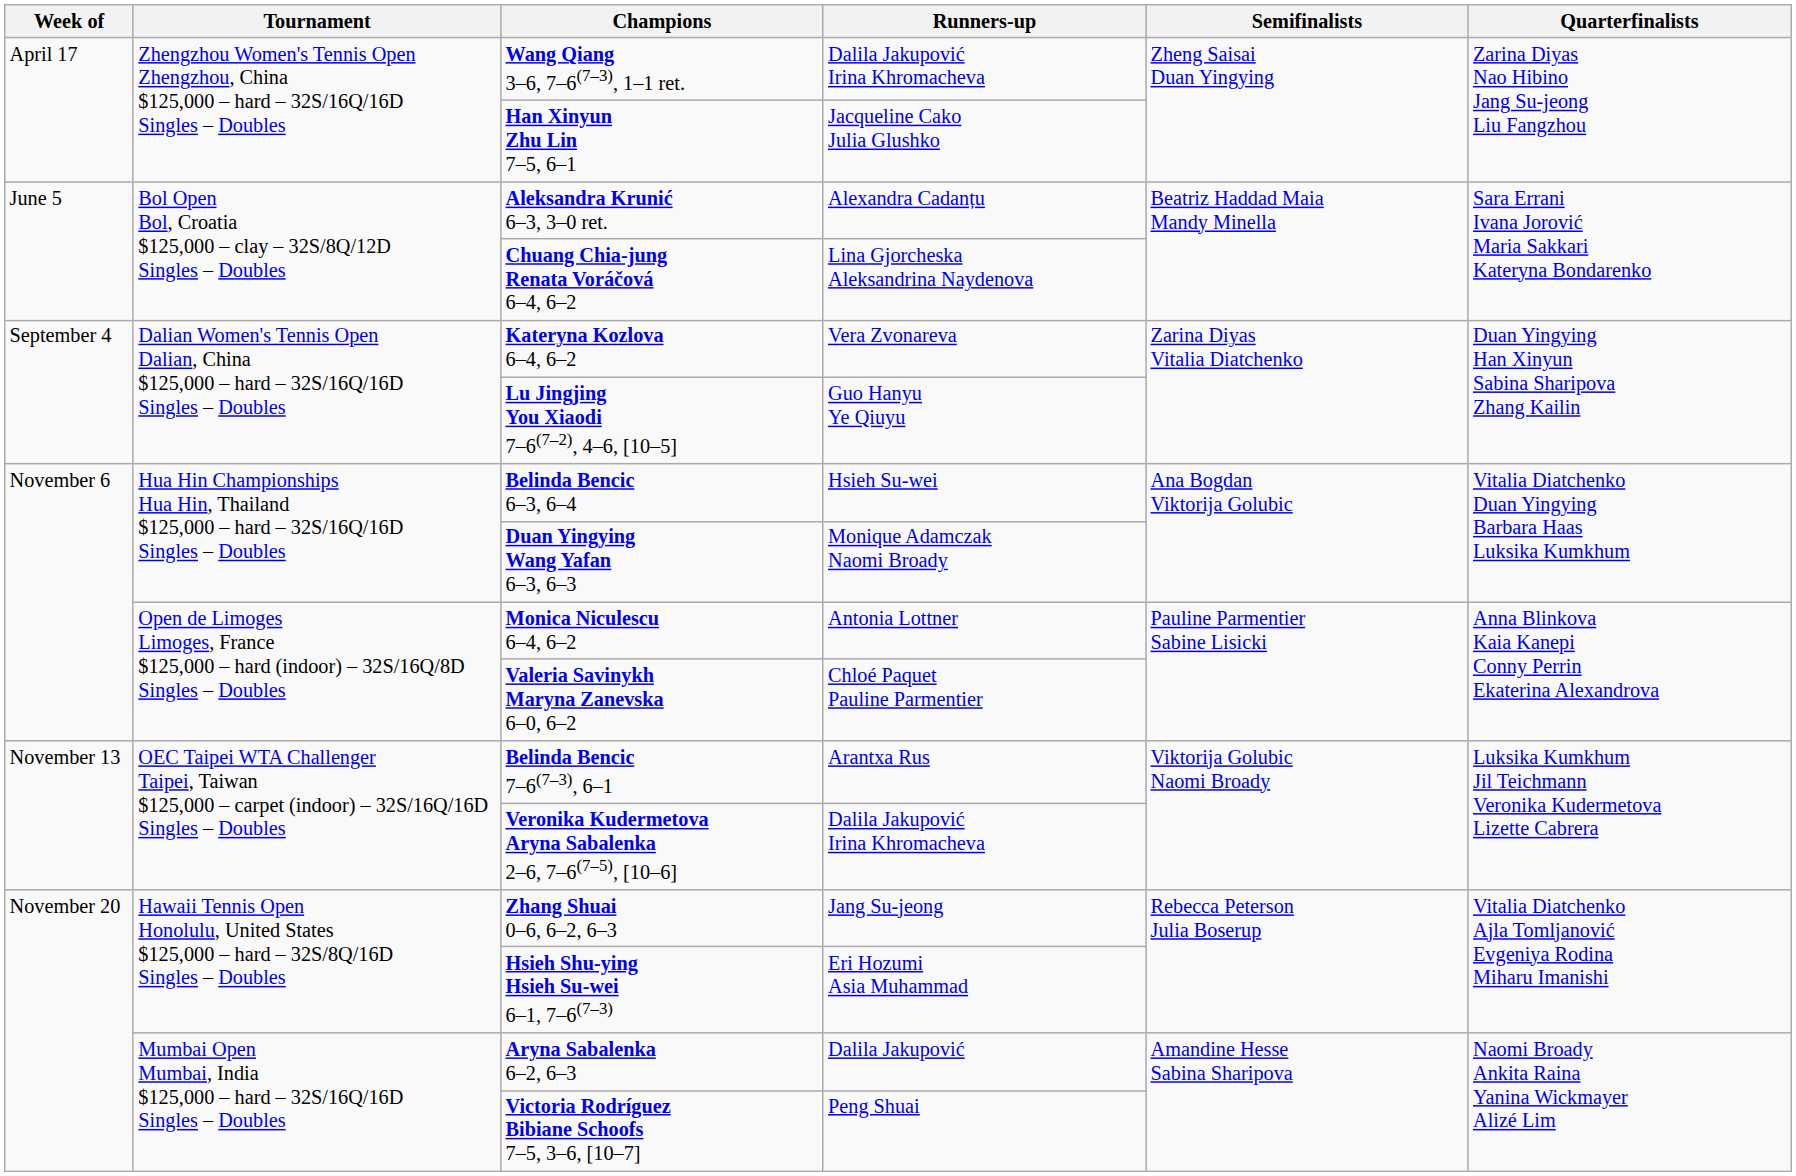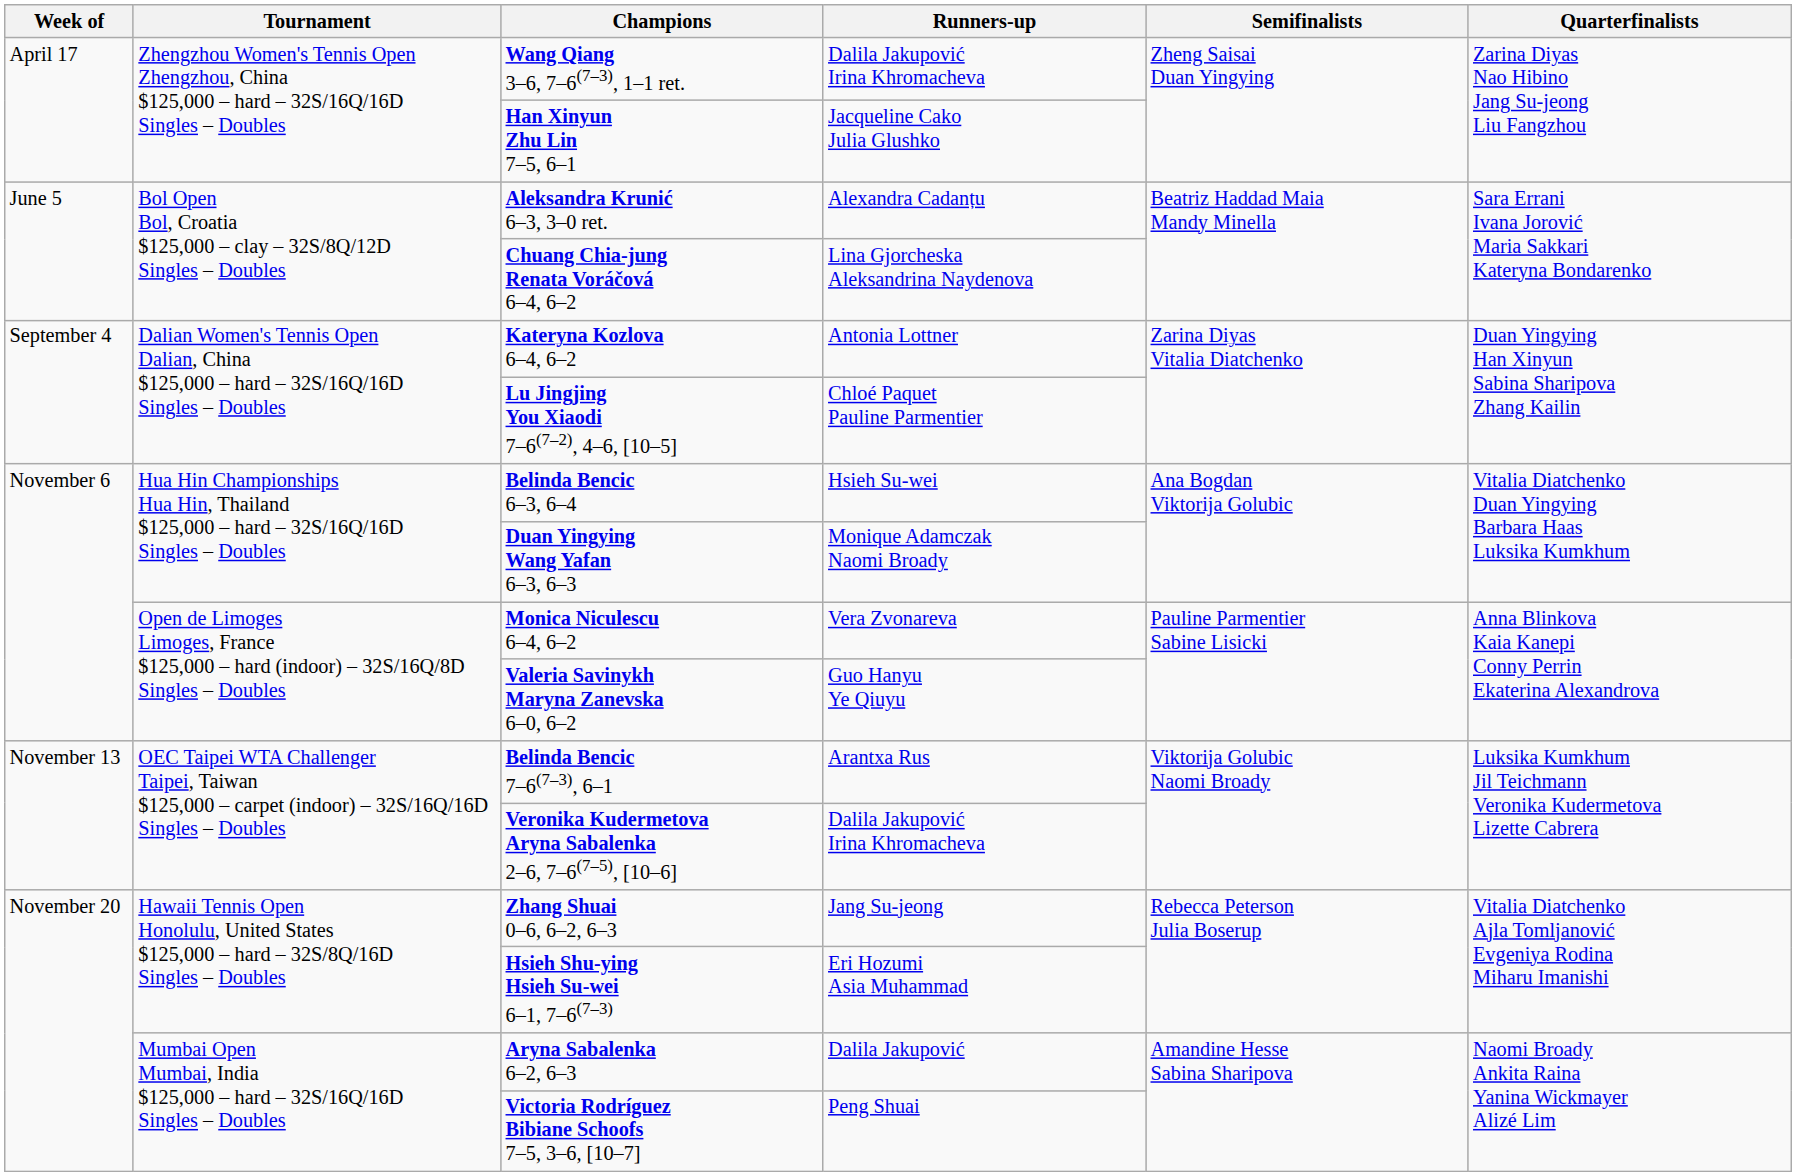(892, 336) Vera Zvonareva -> (893, 336) Antonia Lottner
(875, 405) Guo Hanyu Ye Qiuyu -> (905, 405) Chloé Paquet Pauline Parmentier
(893, 618) Antonia Lottner -> (892, 618) Vera Zvonareva
(905, 687) Chloé Paquet Pauline Parmentier -> (875, 687) Guo Hanyu Ye Qiuyu
